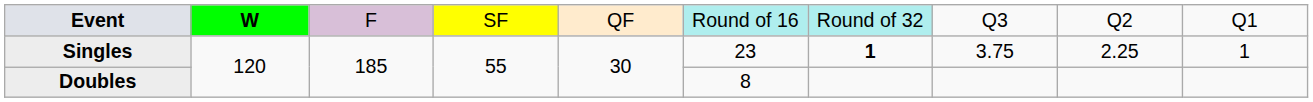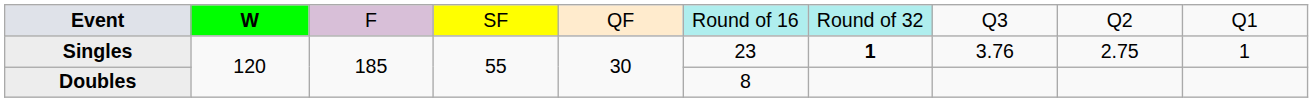(995, 51) 3.75 -> (995, 51) 3.76
(1120, 51) 2.25 -> (1120, 51) 2.75
